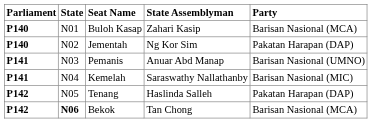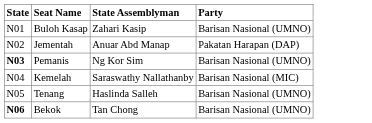- column: (31, 12)
(305, 28) Barisan Nasional (MCA) -> (254, 28) Barisan Nasional (UMNO)
(172, 45) Ng Kor Sim -> (131, 45) Anuar Abd Manap
(70, 61) normal -> (16, 61) bold
(185, 61) Anuar Abd Manap -> (118, 61) Ng Kor Sim
(303, 93) Pakatan Harapan (DAP) -> (254, 93) Barisan Nasional (UMNO)
(305, 110) Barisan Nasional (MCA) -> (254, 110) Barisan Nasional (UMNO)
